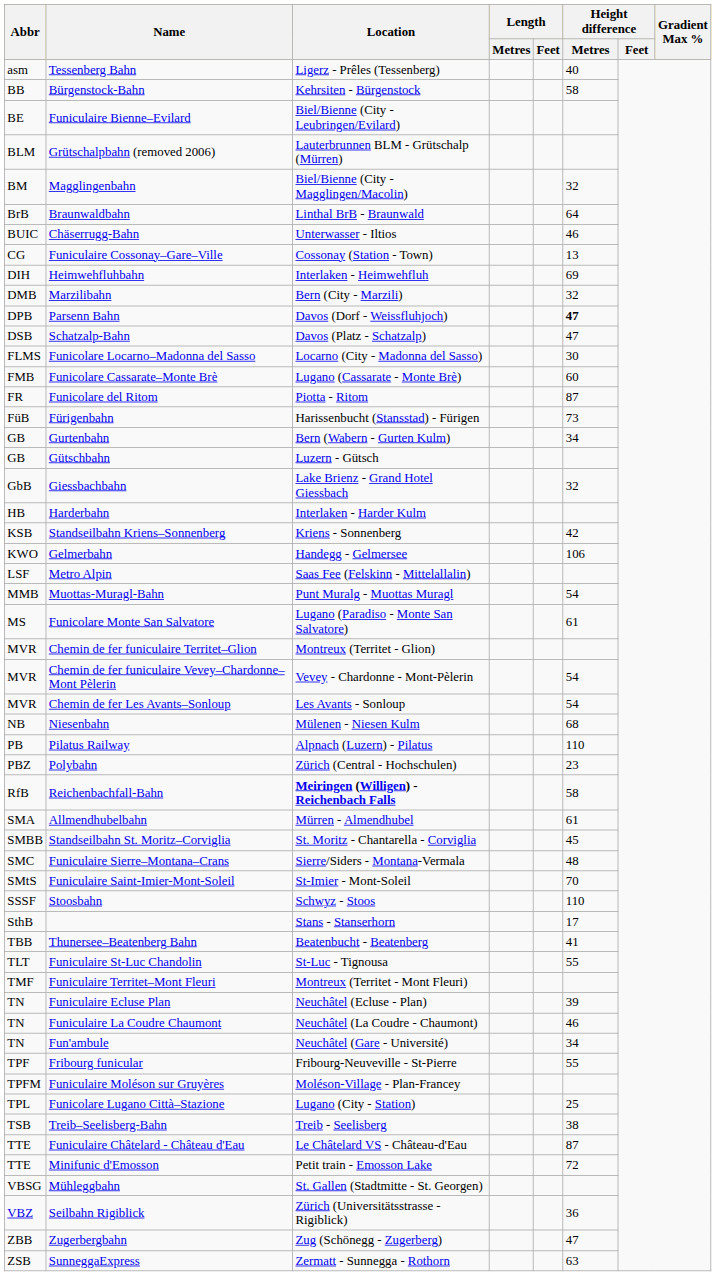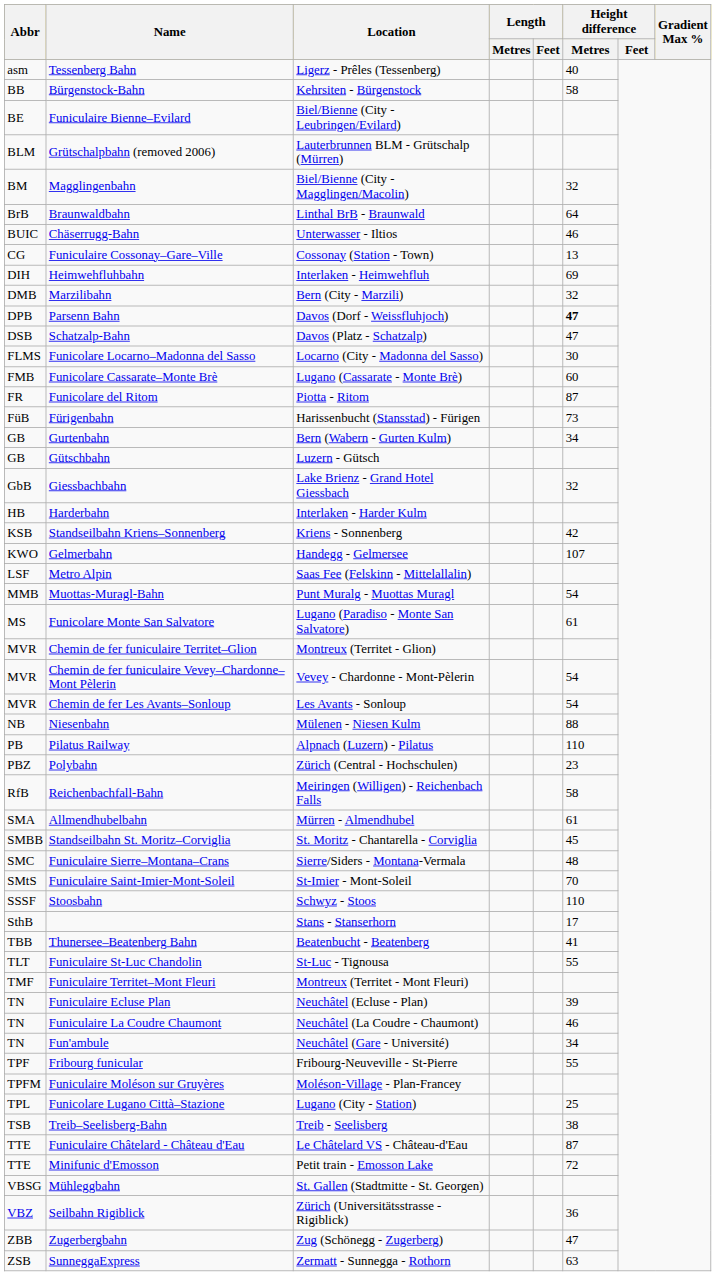(575, 553) 106 -> (575, 553) 107
(572, 724) 68 -> (572, 724) 88
(357, 792) bold -> (389, 792) normal
